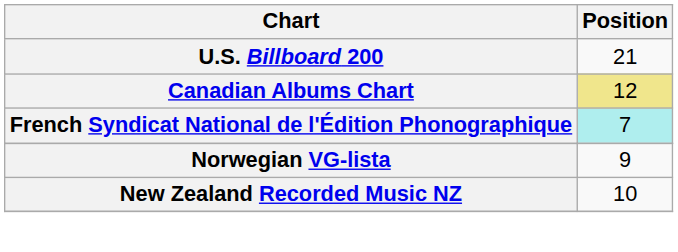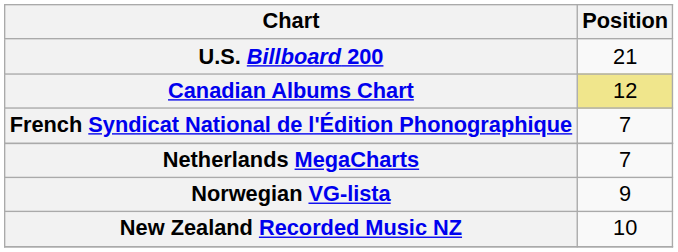(625, 125) paleturquoise background -> (625, 125) no background
+ row: (291, 159)
